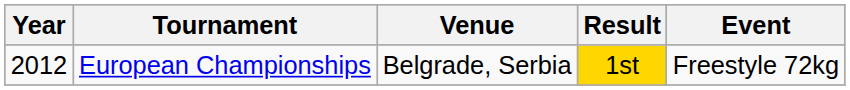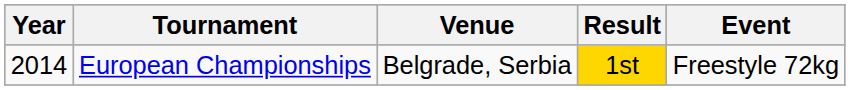(39, 65) 2012 -> (39, 65) 2014
